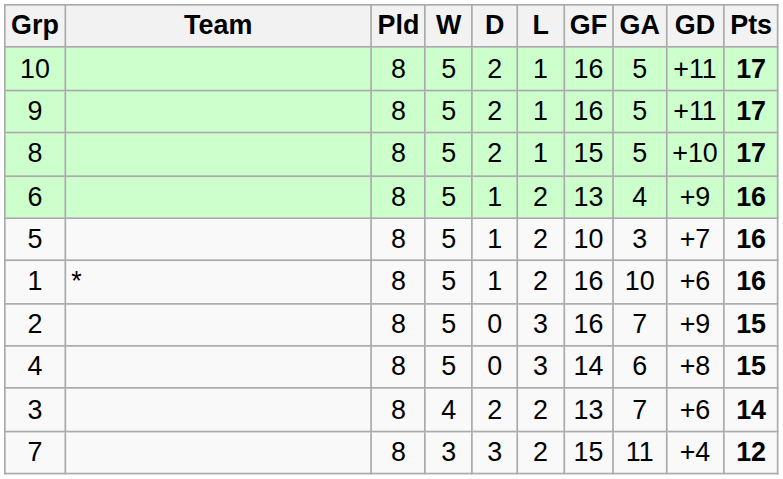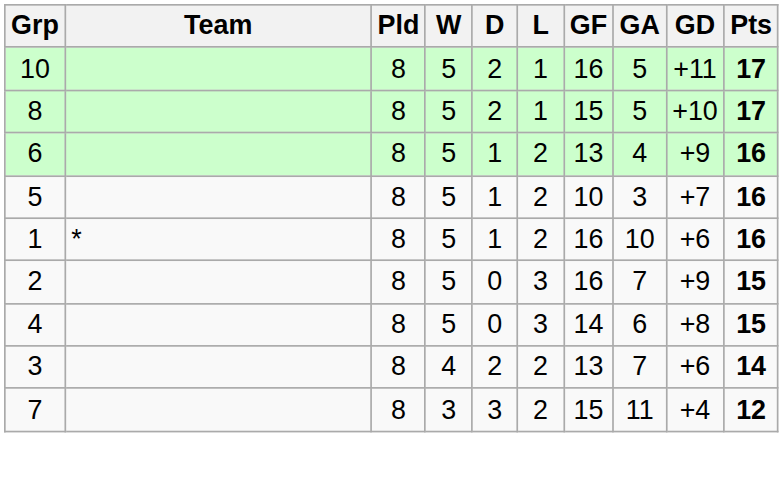- row: (35, 111)
